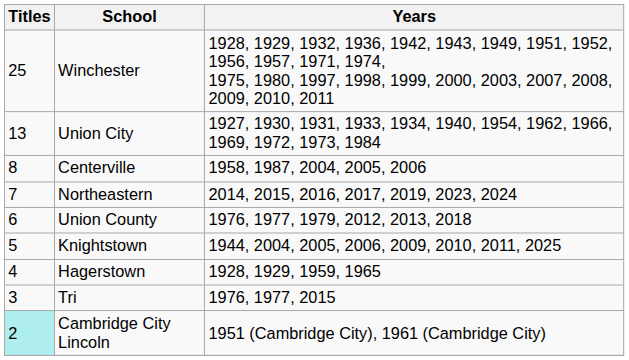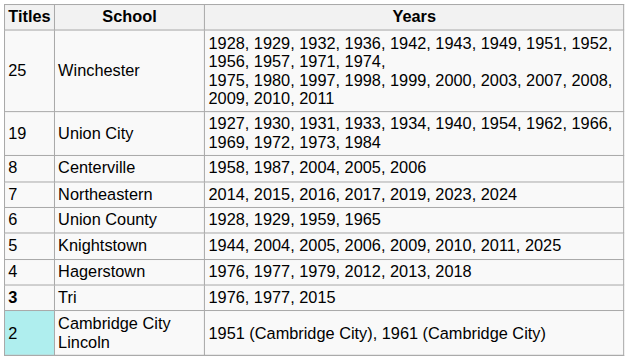(17, 133) 13 -> (17, 133) 19
(340, 220) 1976, 1977, 1979, 2012, 2013, 2018 -> (295, 220) 1928, 1929, 1959, 1965
(295, 272) 1928, 1929, 1959, 1965 -> (340, 272) 1976, 1977, 1979, 2012, 2013, 2018
(13, 297) normal -> (13, 297) bold
